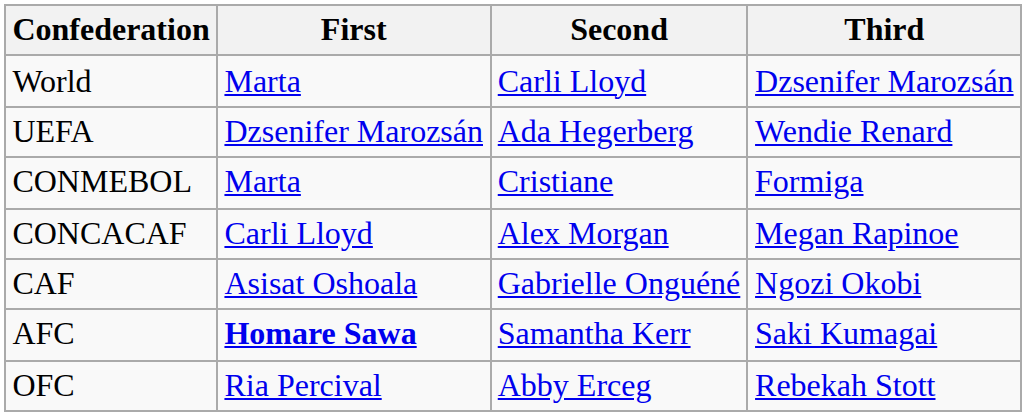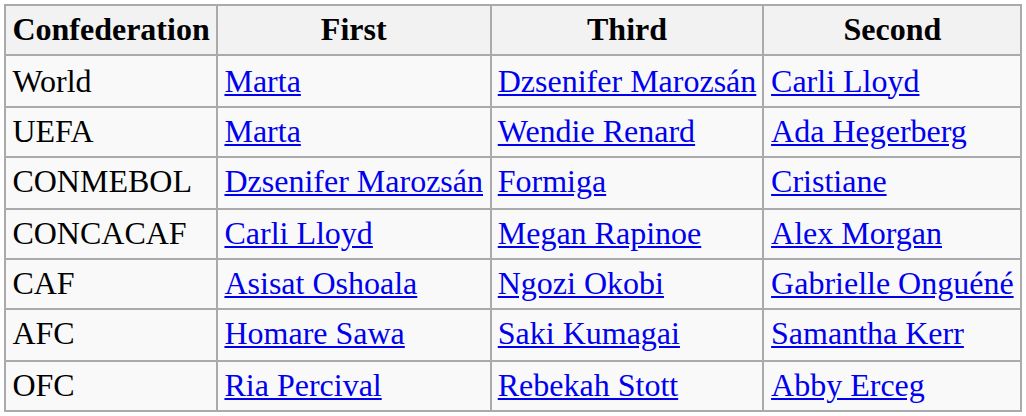columns swapped: (619, 29) <-> (884, 29)
(354, 131) Dzsenifer Marozsán -> (263, 131) Marta
(263, 182) Marta -> (354, 182) Dzsenifer Marozsán
(321, 334) bold -> (315, 334) normal
